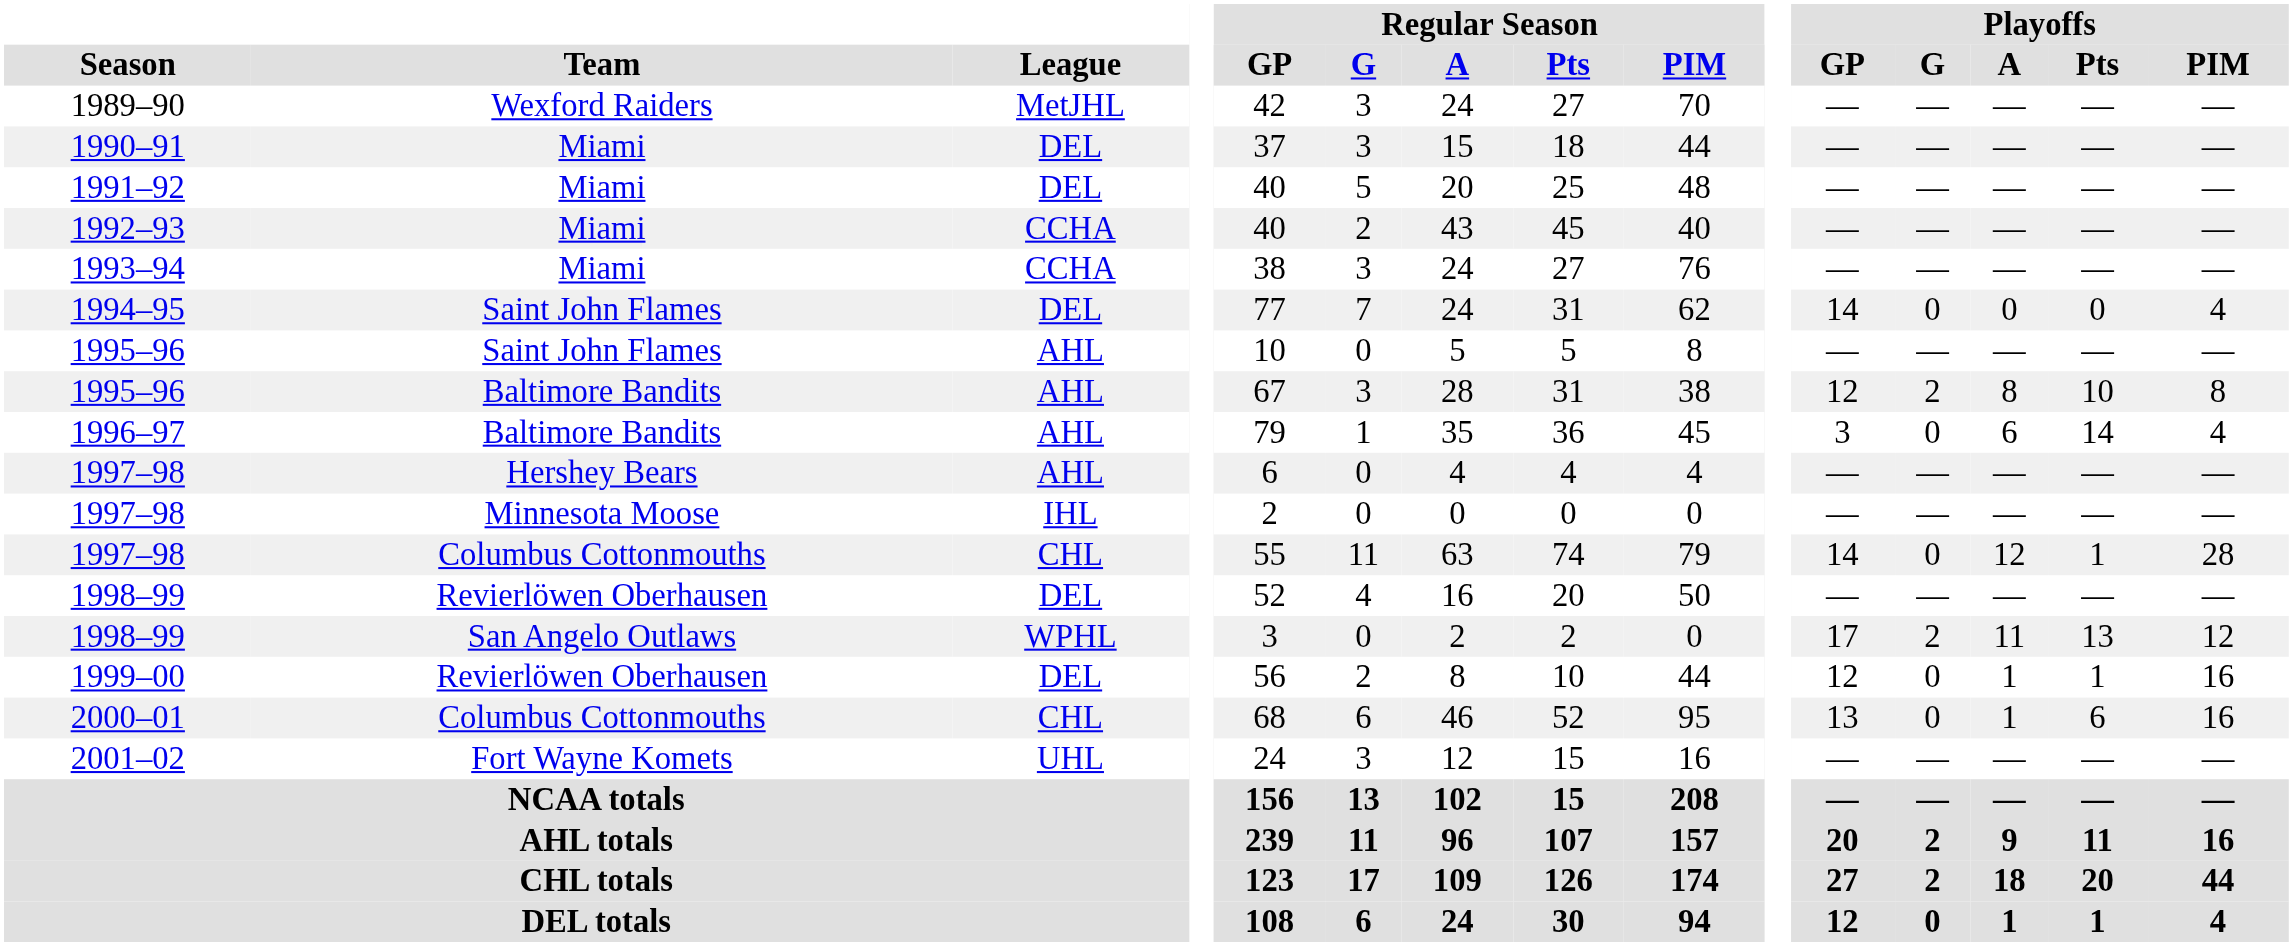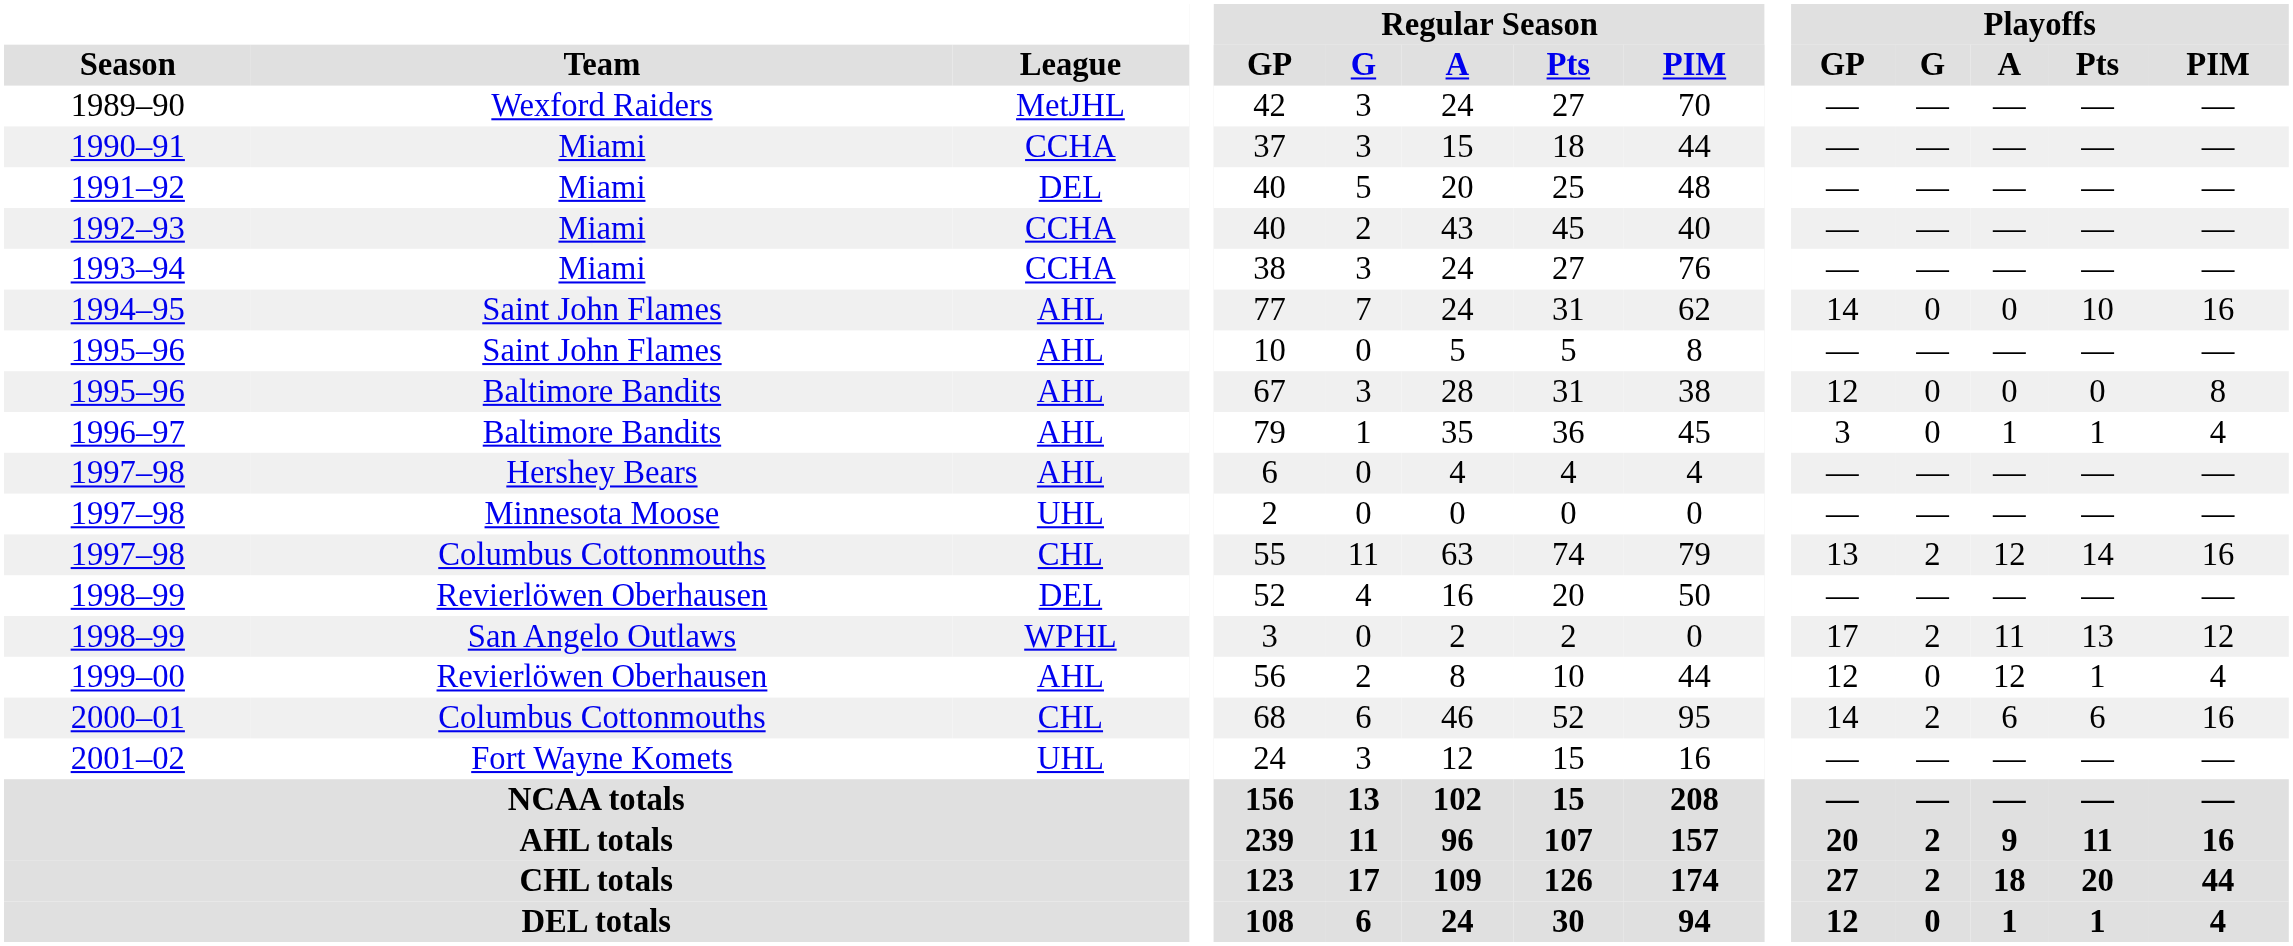(1070, 146) DEL -> (1070, 146) CCHA
(1070, 309) DEL -> (1070, 309) AHL
(2097, 309) 0 -> (2097, 309) 10
(2218, 309) 4 -> (2218, 309) 16
(1932, 391) 2 -> (1932, 391) 0
(2009, 391) 8 -> (2009, 391) 0
(2097, 391) 10 -> (2097, 391) 0
(2009, 431) 6 -> (2009, 431) 1
(2097, 431) 14 -> (2097, 431) 1
(1070, 513) IHL -> (1070, 513) UHL
(1842, 554) 14 -> (1842, 554) 13
(1932, 554) 0 -> (1932, 554) 2
(2097, 554) 1 -> (2097, 554) 14
(2218, 554) 28 -> (2218, 554) 16
(1070, 676) DEL -> (1070, 676) AHL
(2009, 676) 1 -> (2009, 676) 12
(2218, 676) 16 -> (2218, 676) 4
(1842, 717) 13 -> (1842, 717) 14
(1932, 717) 0 -> (1932, 717) 2
(2009, 717) 1 -> (2009, 717) 6
